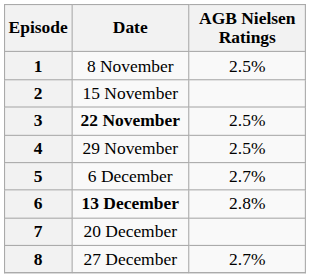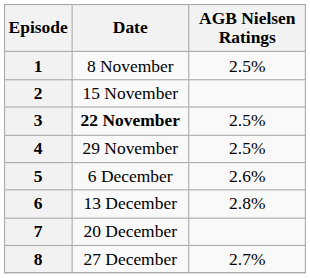(247, 176) 2.7% -> (247, 176) 2.6%
(130, 203) bold -> (130, 203) normal
